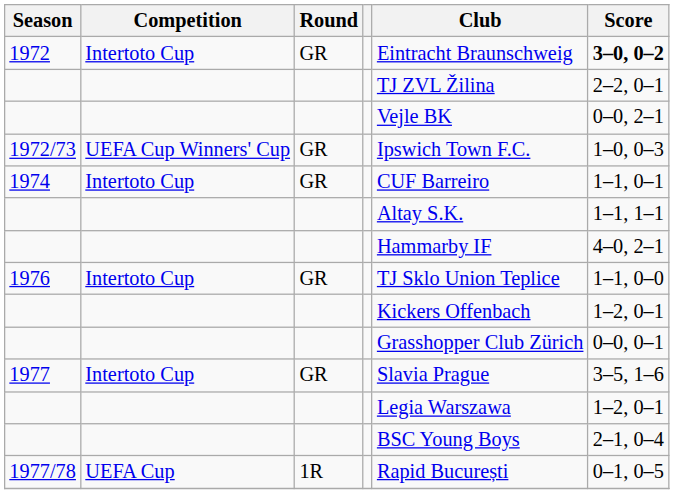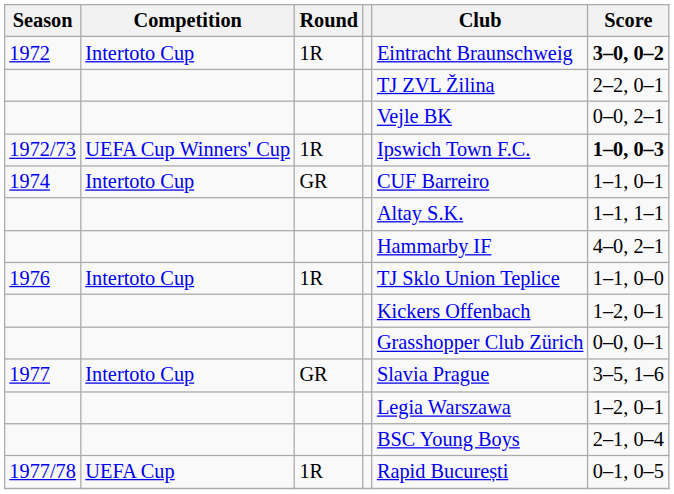(314, 52) GR -> (311, 52) 1R
(314, 149) GR -> (311, 149) 1R
(628, 149) normal -> (628, 149) bold
(314, 278) GR -> (311, 278) 1R
